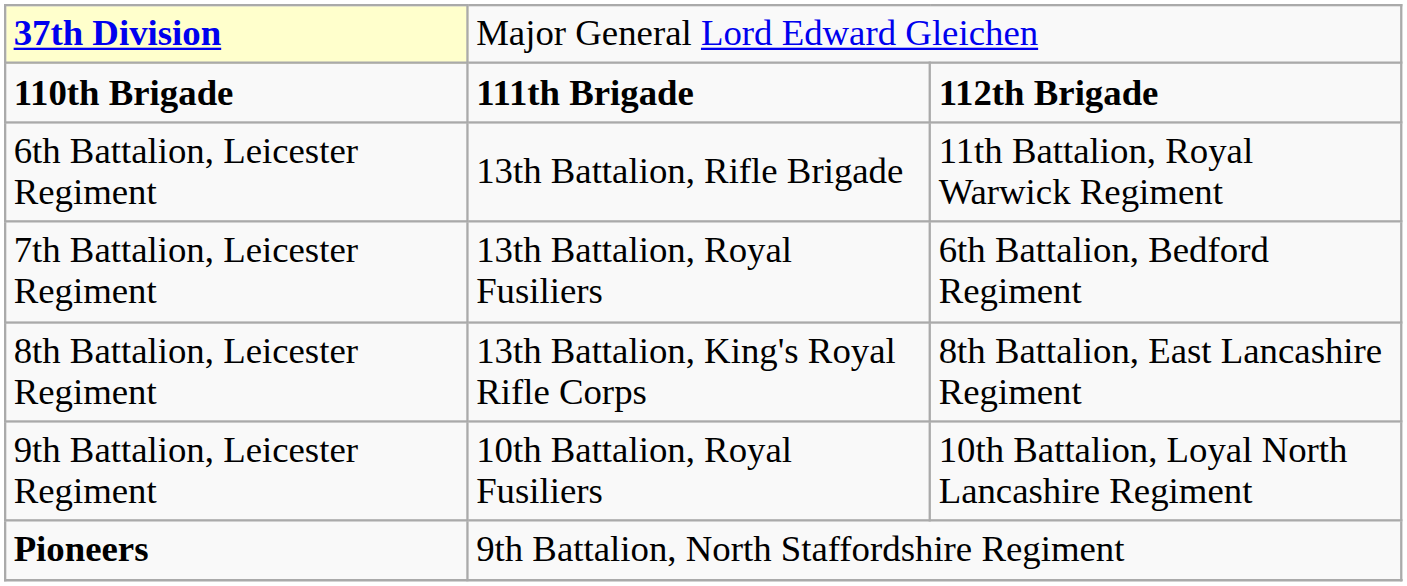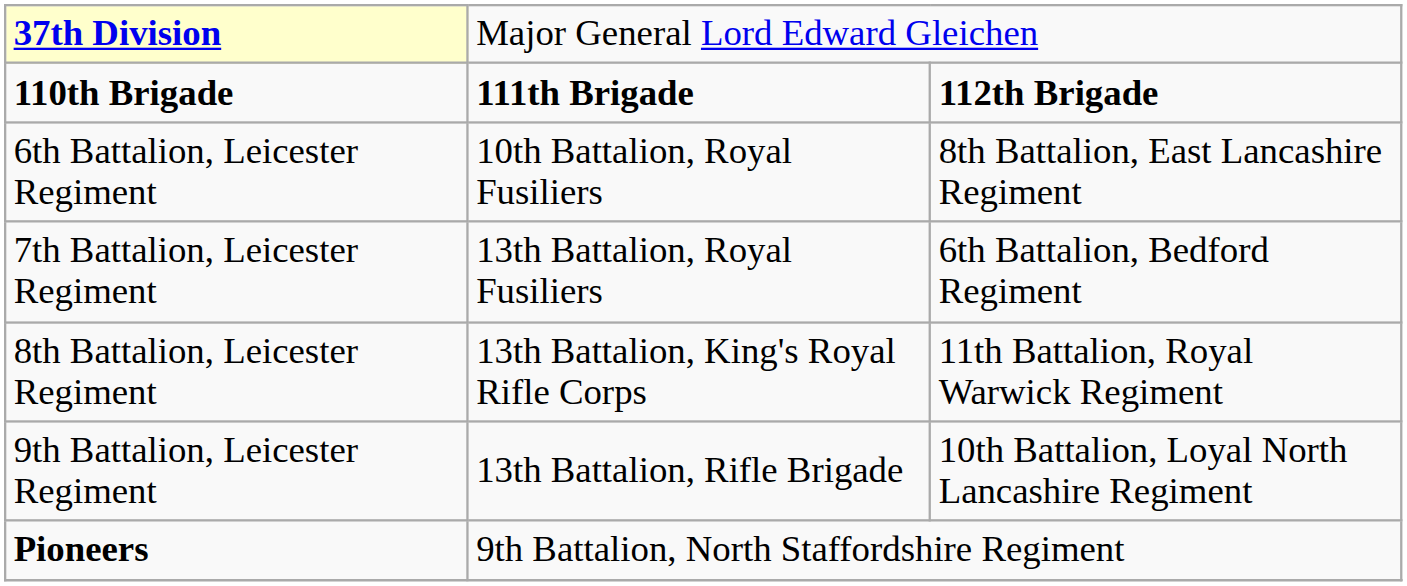(690, 171) 13th Battalion, Rifle Brigade -> (634, 171) 10th Battalion, Royal Fusiliers
(1096, 171) 11th Battalion, Royal Warwick Regiment -> (1160, 171) 8th Battalion, East Lancashire Regiment
(1160, 370) 8th Battalion, East Lancashire Regiment -> (1096, 370) 11th Battalion, Royal Warwick Regiment
(634, 470) 10th Battalion, Royal Fusiliers -> (690, 470) 13th Battalion, Rifle Brigade
